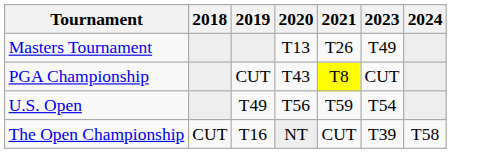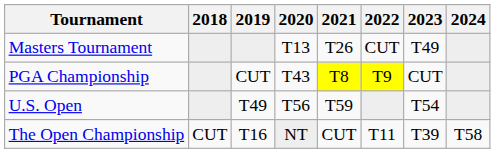+ column: (382, 19)
